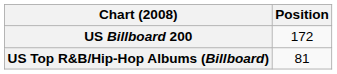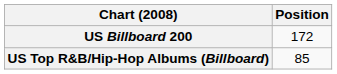(302, 58) 81 -> (302, 58) 85
